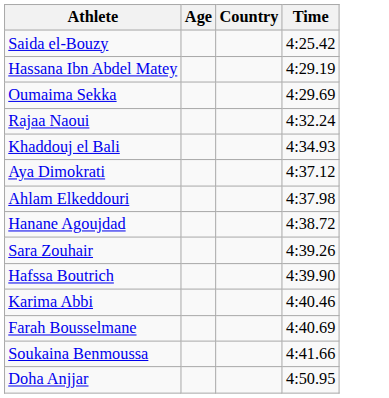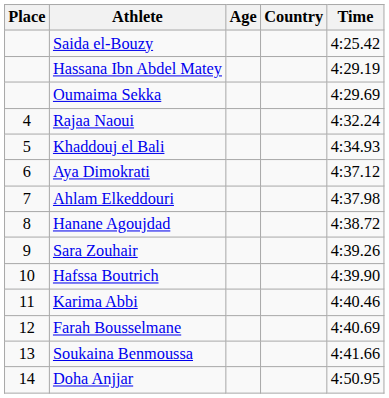+ column: (27, 17)
